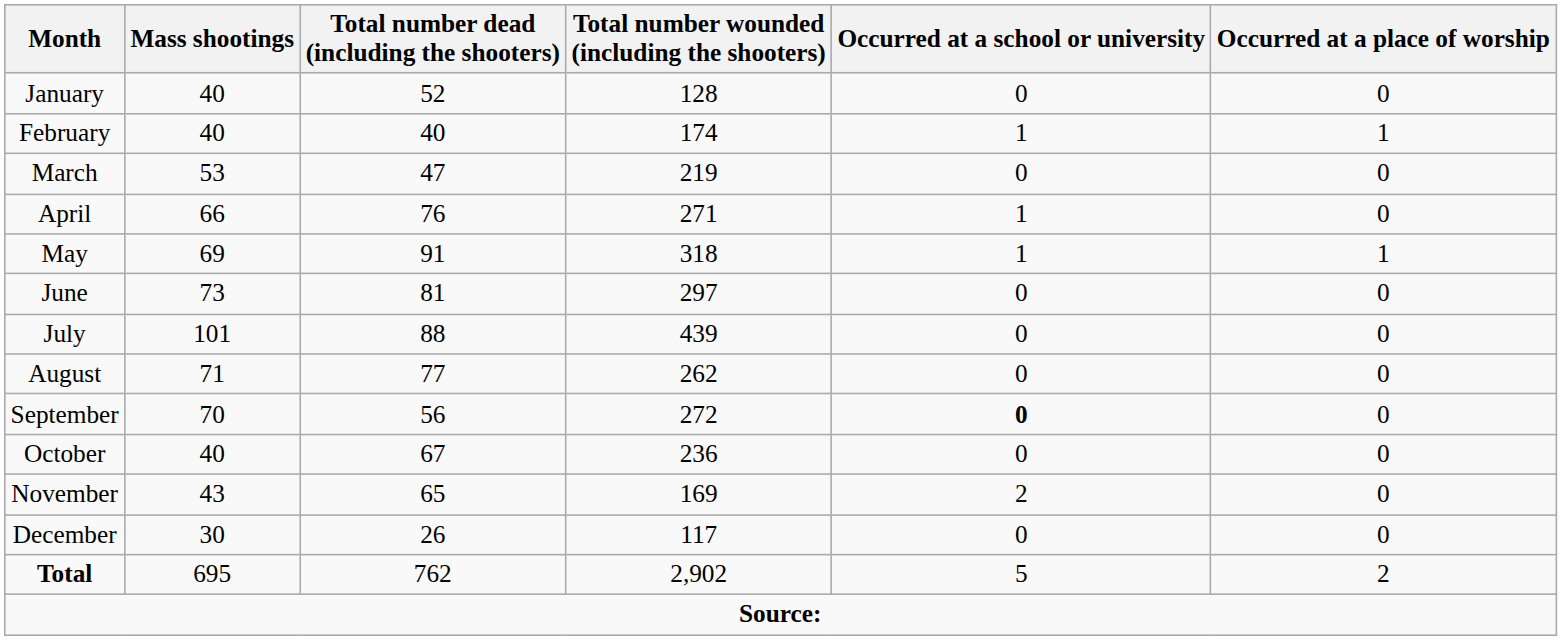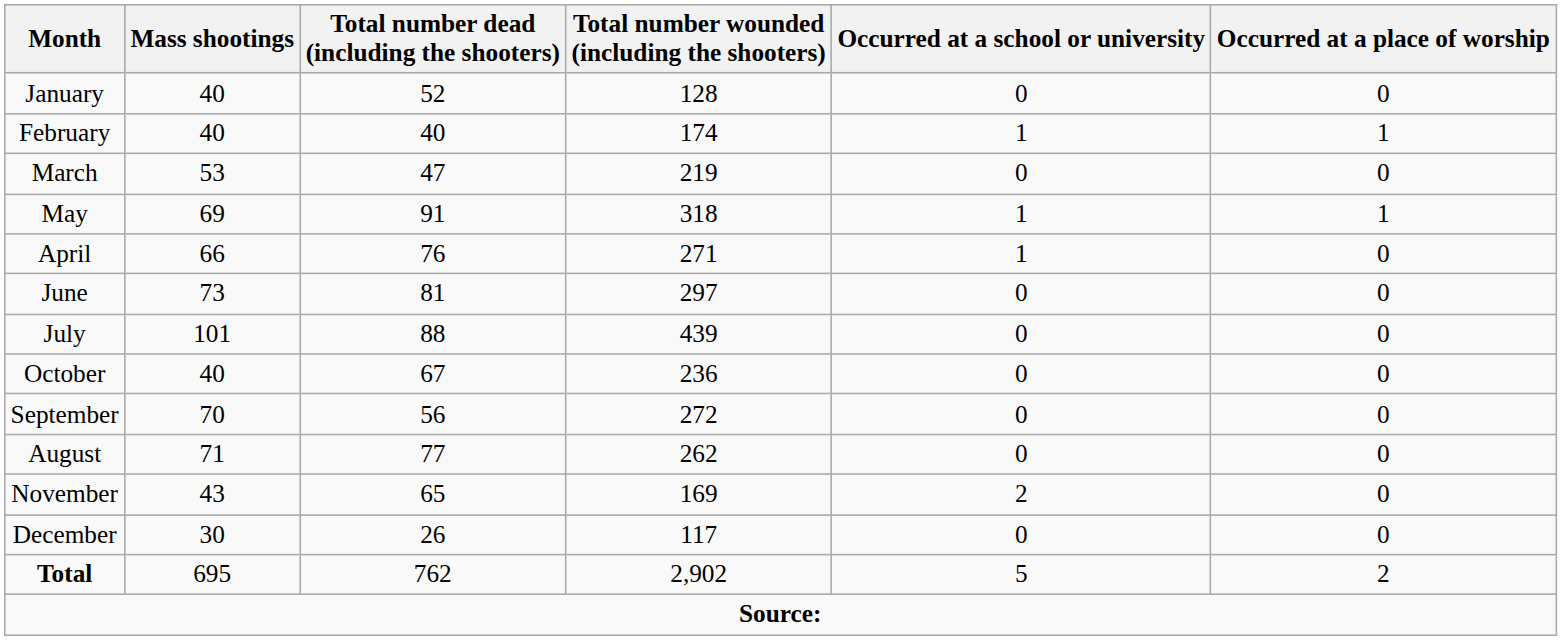rows swapped: (65, 213) <-> (65, 253)
rows swapped: (65, 373) <-> (65, 453)
(1021, 413) bold -> (1021, 413) normal
